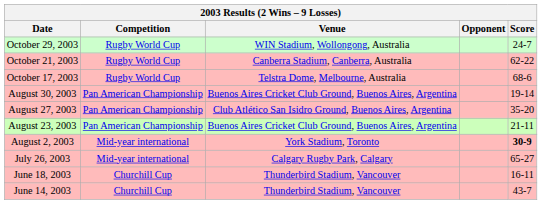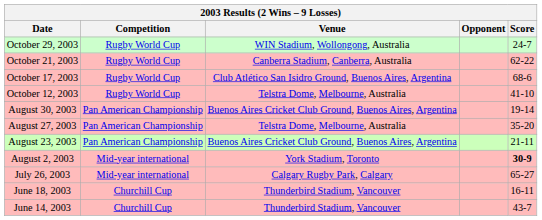(332, 77) Telstra Dome, Melbourne, Australia -> (332, 77) Club Atlético San Isidro Ground, Buenos Aires, Argentina
+ row: (42, 93)
(332, 110) Club Atlético San Isidro Ground, Buenos Aires, Argentina -> (332, 126) Telstra Dome, Melbourne, Australia
